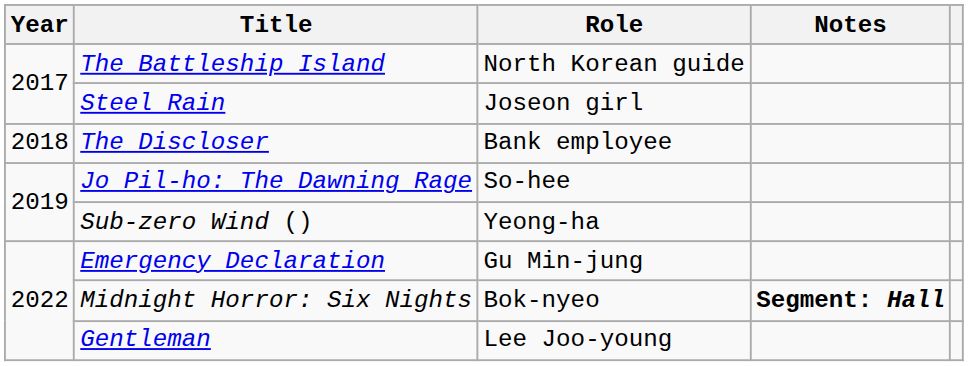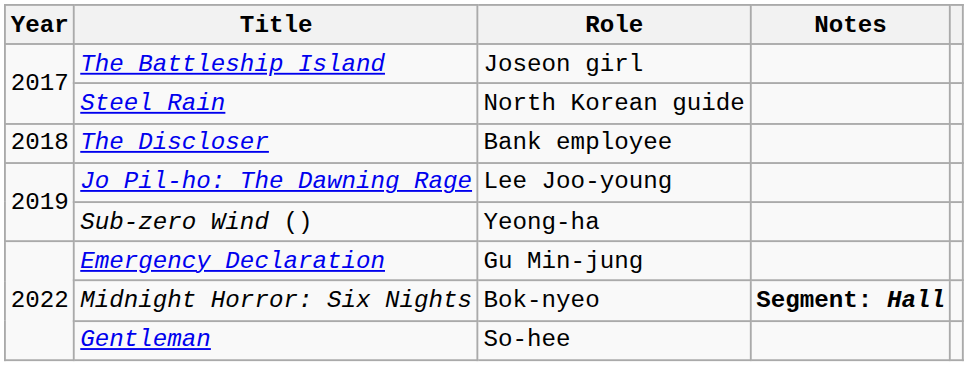(614, 64) North Korean guide -> (563, 64) Joseon girl
(563, 103) Joseon girl -> (614, 103) North Korean guide
(527, 182) So-hee -> (578, 182) Lee Joo-young
(578, 340) Lee Joo-young -> (527, 340) So-hee
